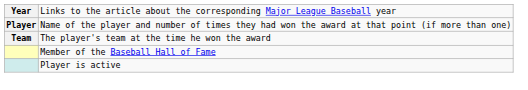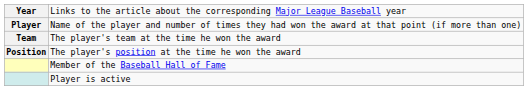+ row: (176, 52)
